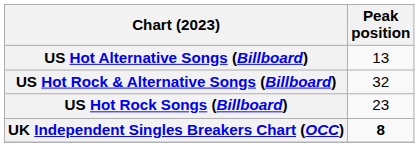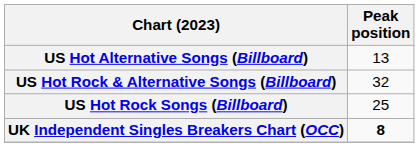(381, 105) 23 -> (381, 105) 25
